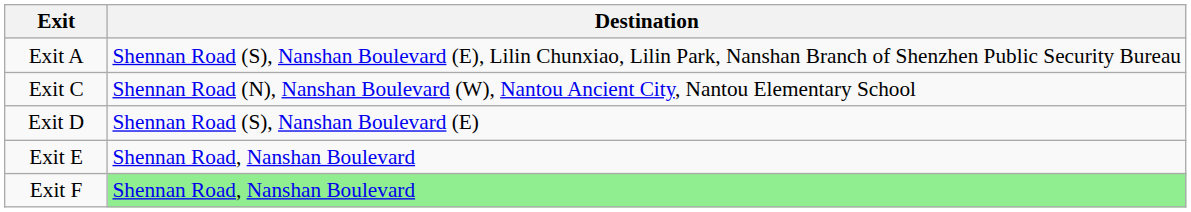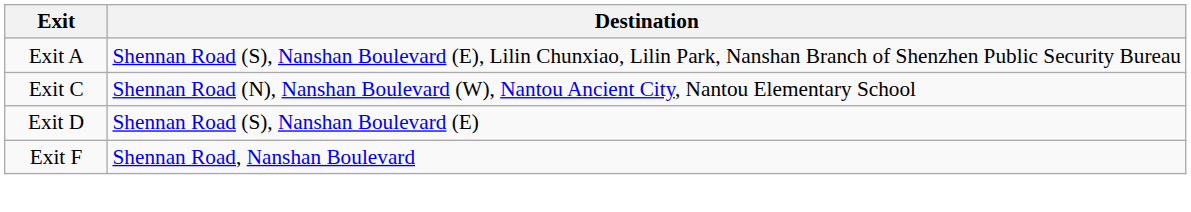- row: (56, 156)
(264, 190) lightgreen background -> (264, 156) no background
